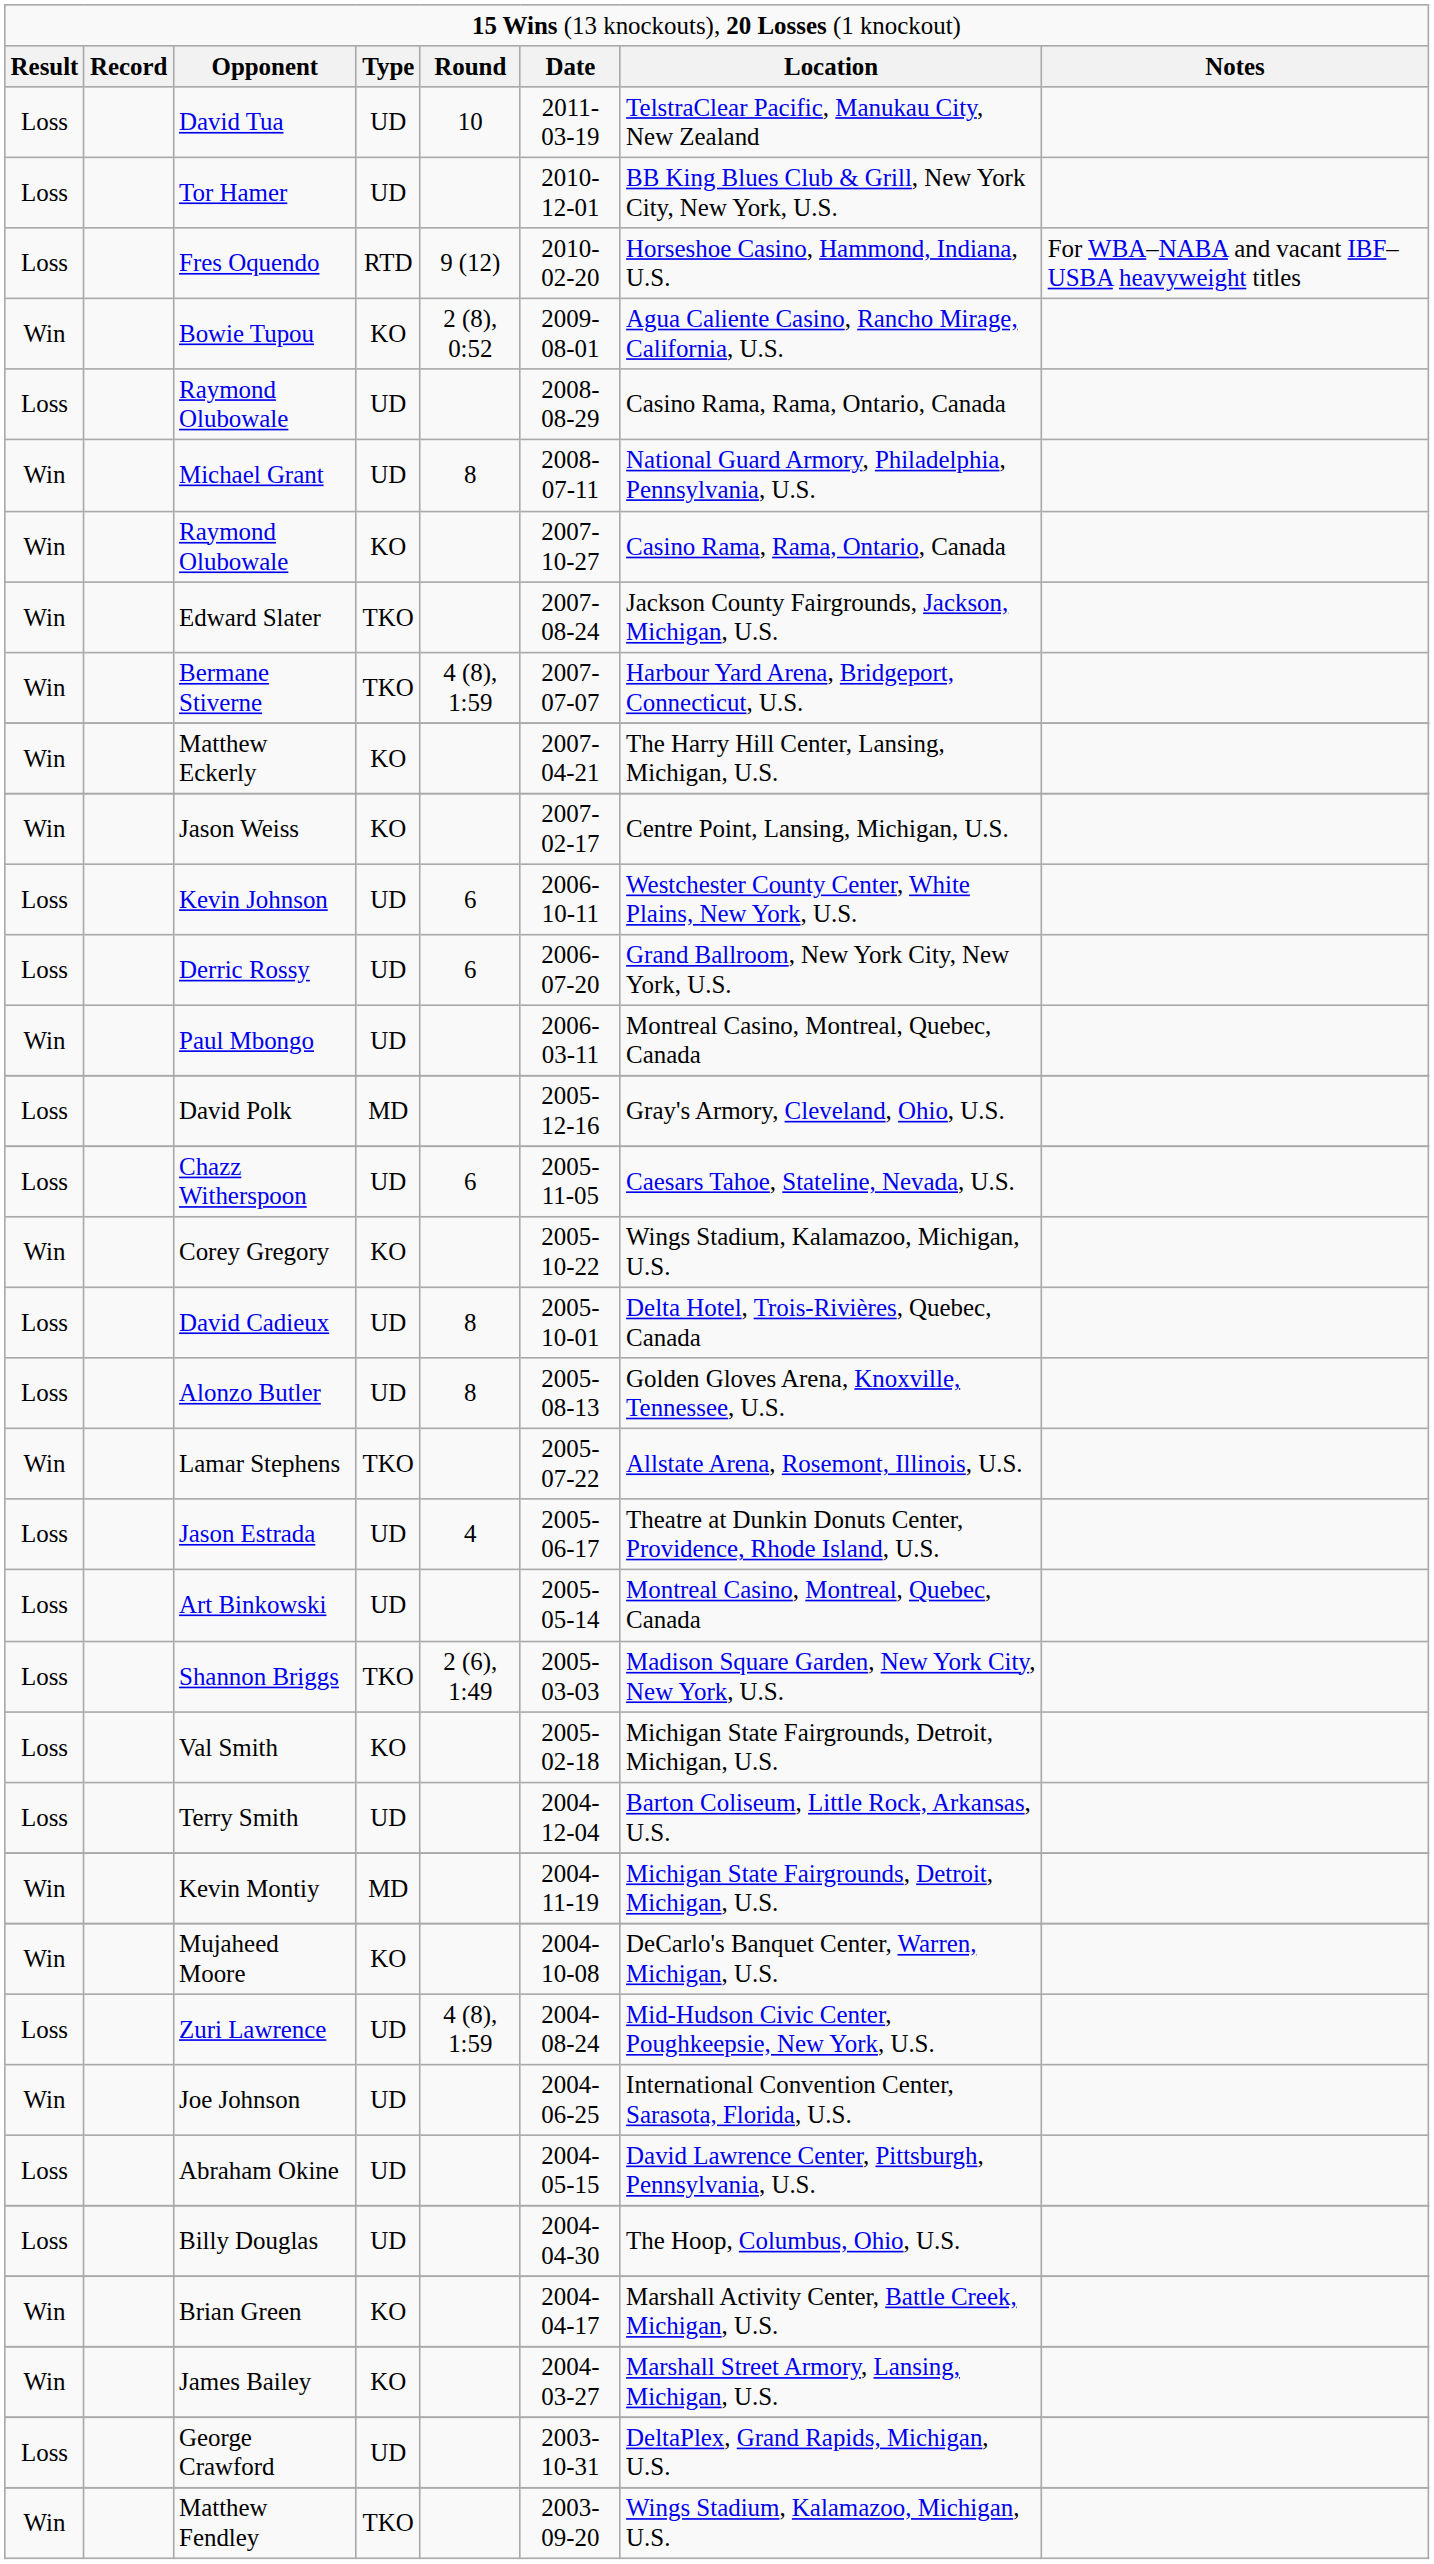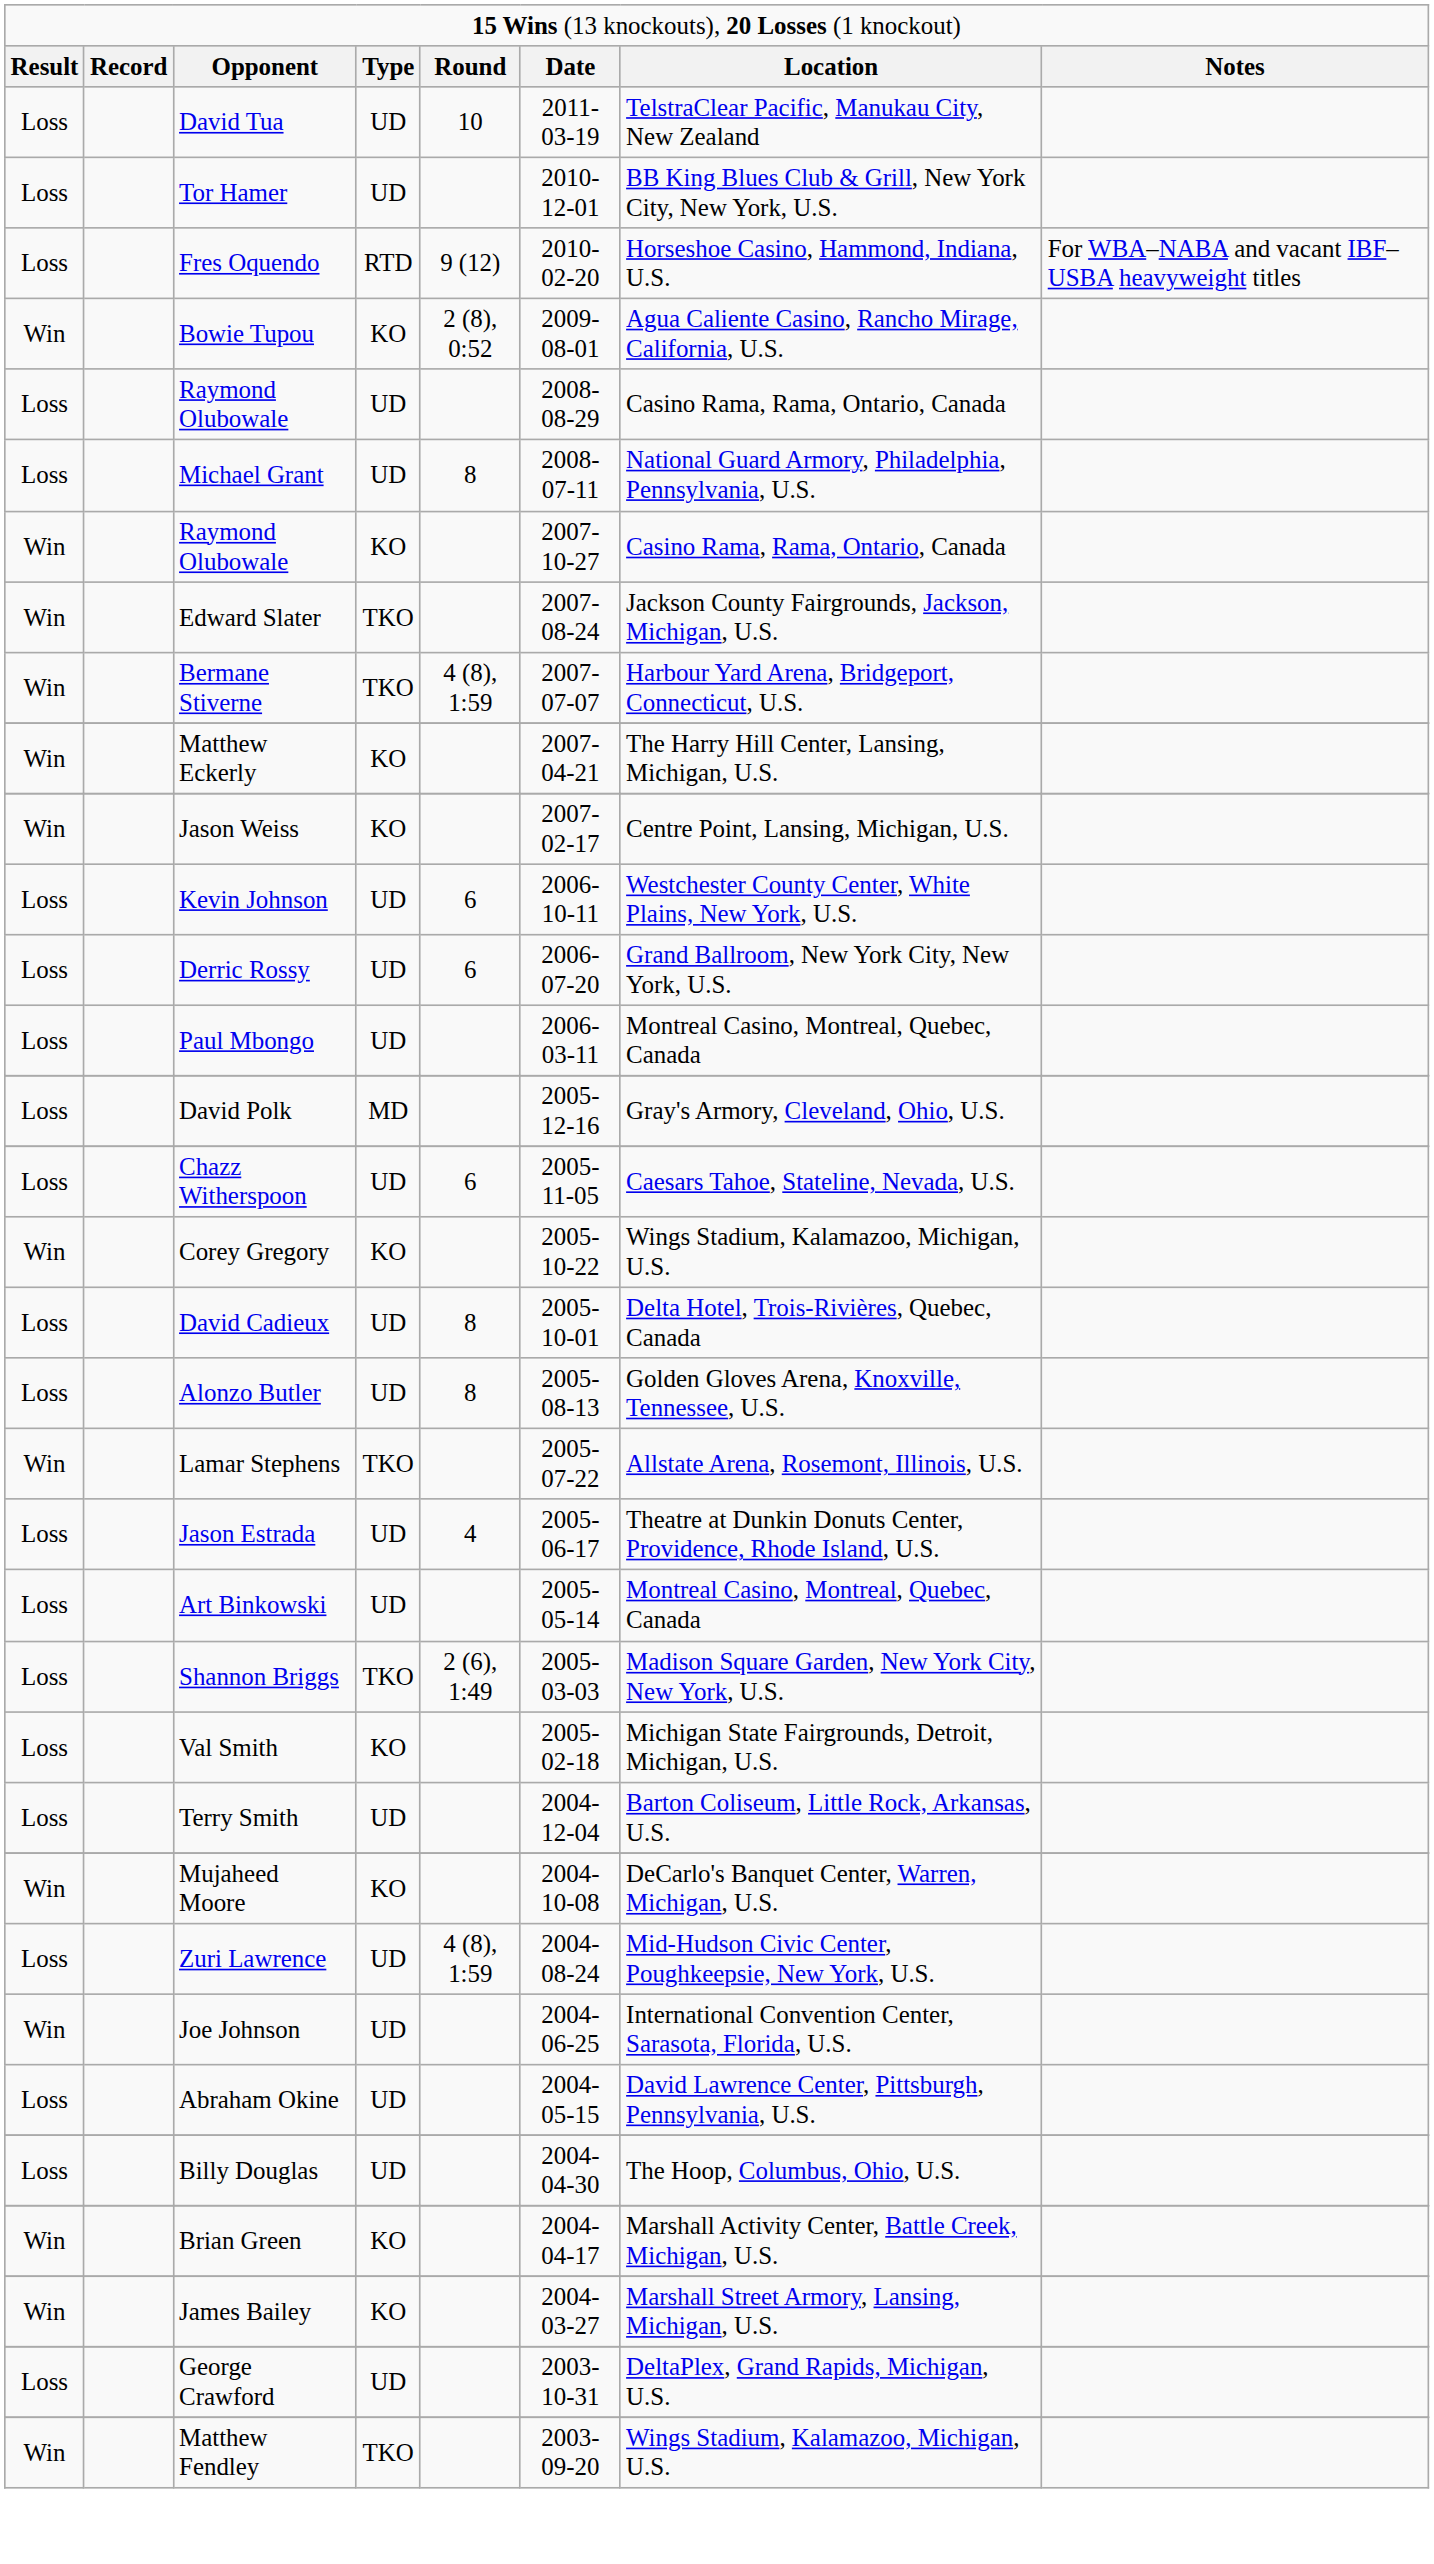(45, 475) Win -> (45, 475) Loss
(45, 1040) Win -> (45, 1040) Loss
- row: (249, 1887)
